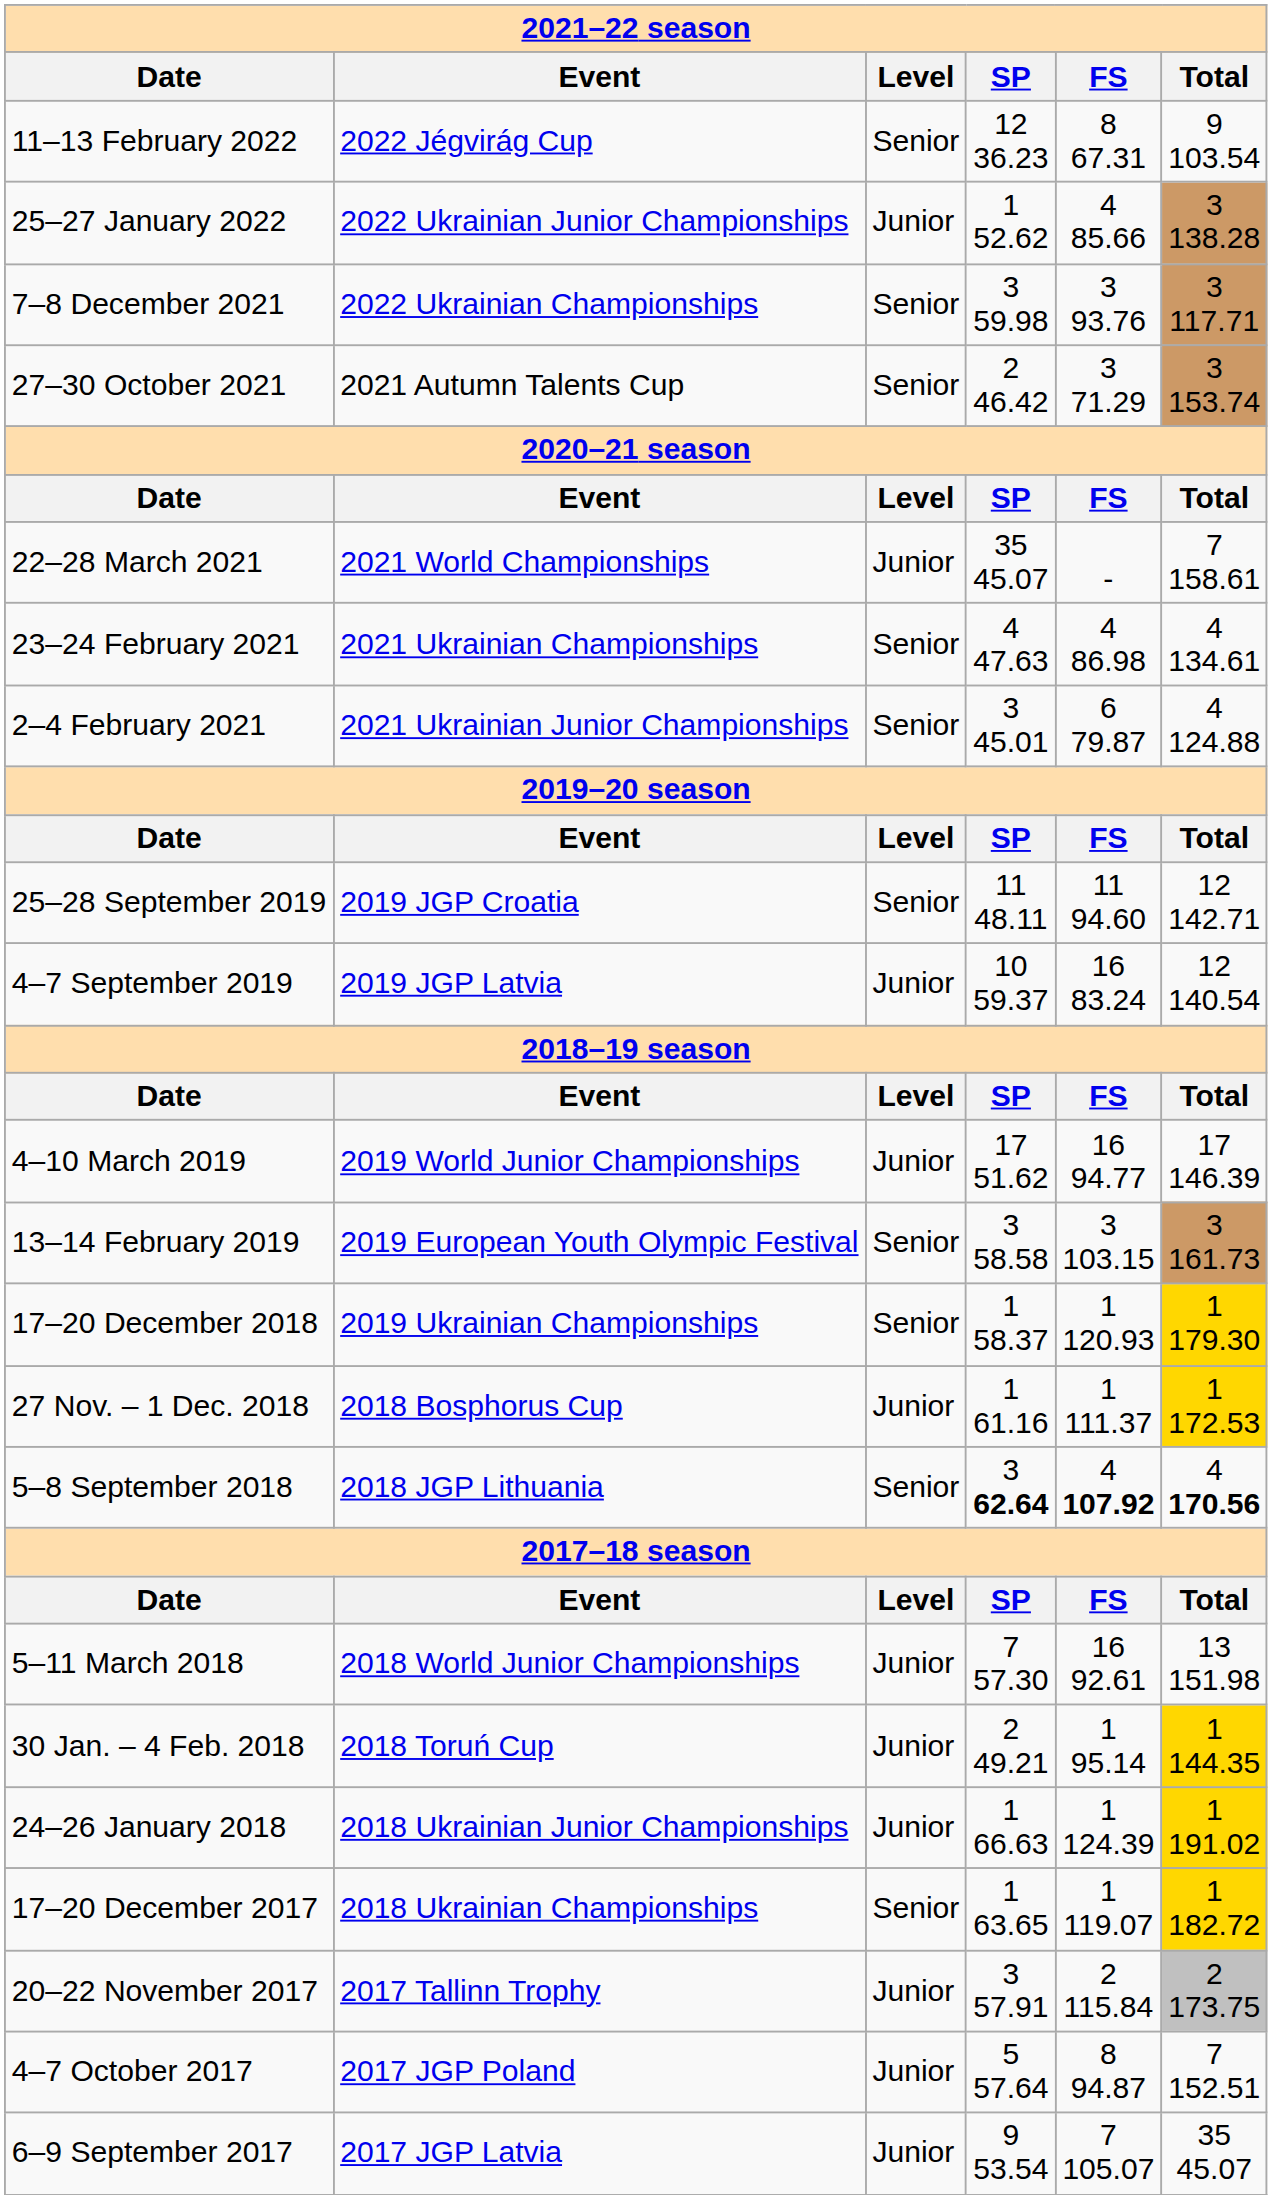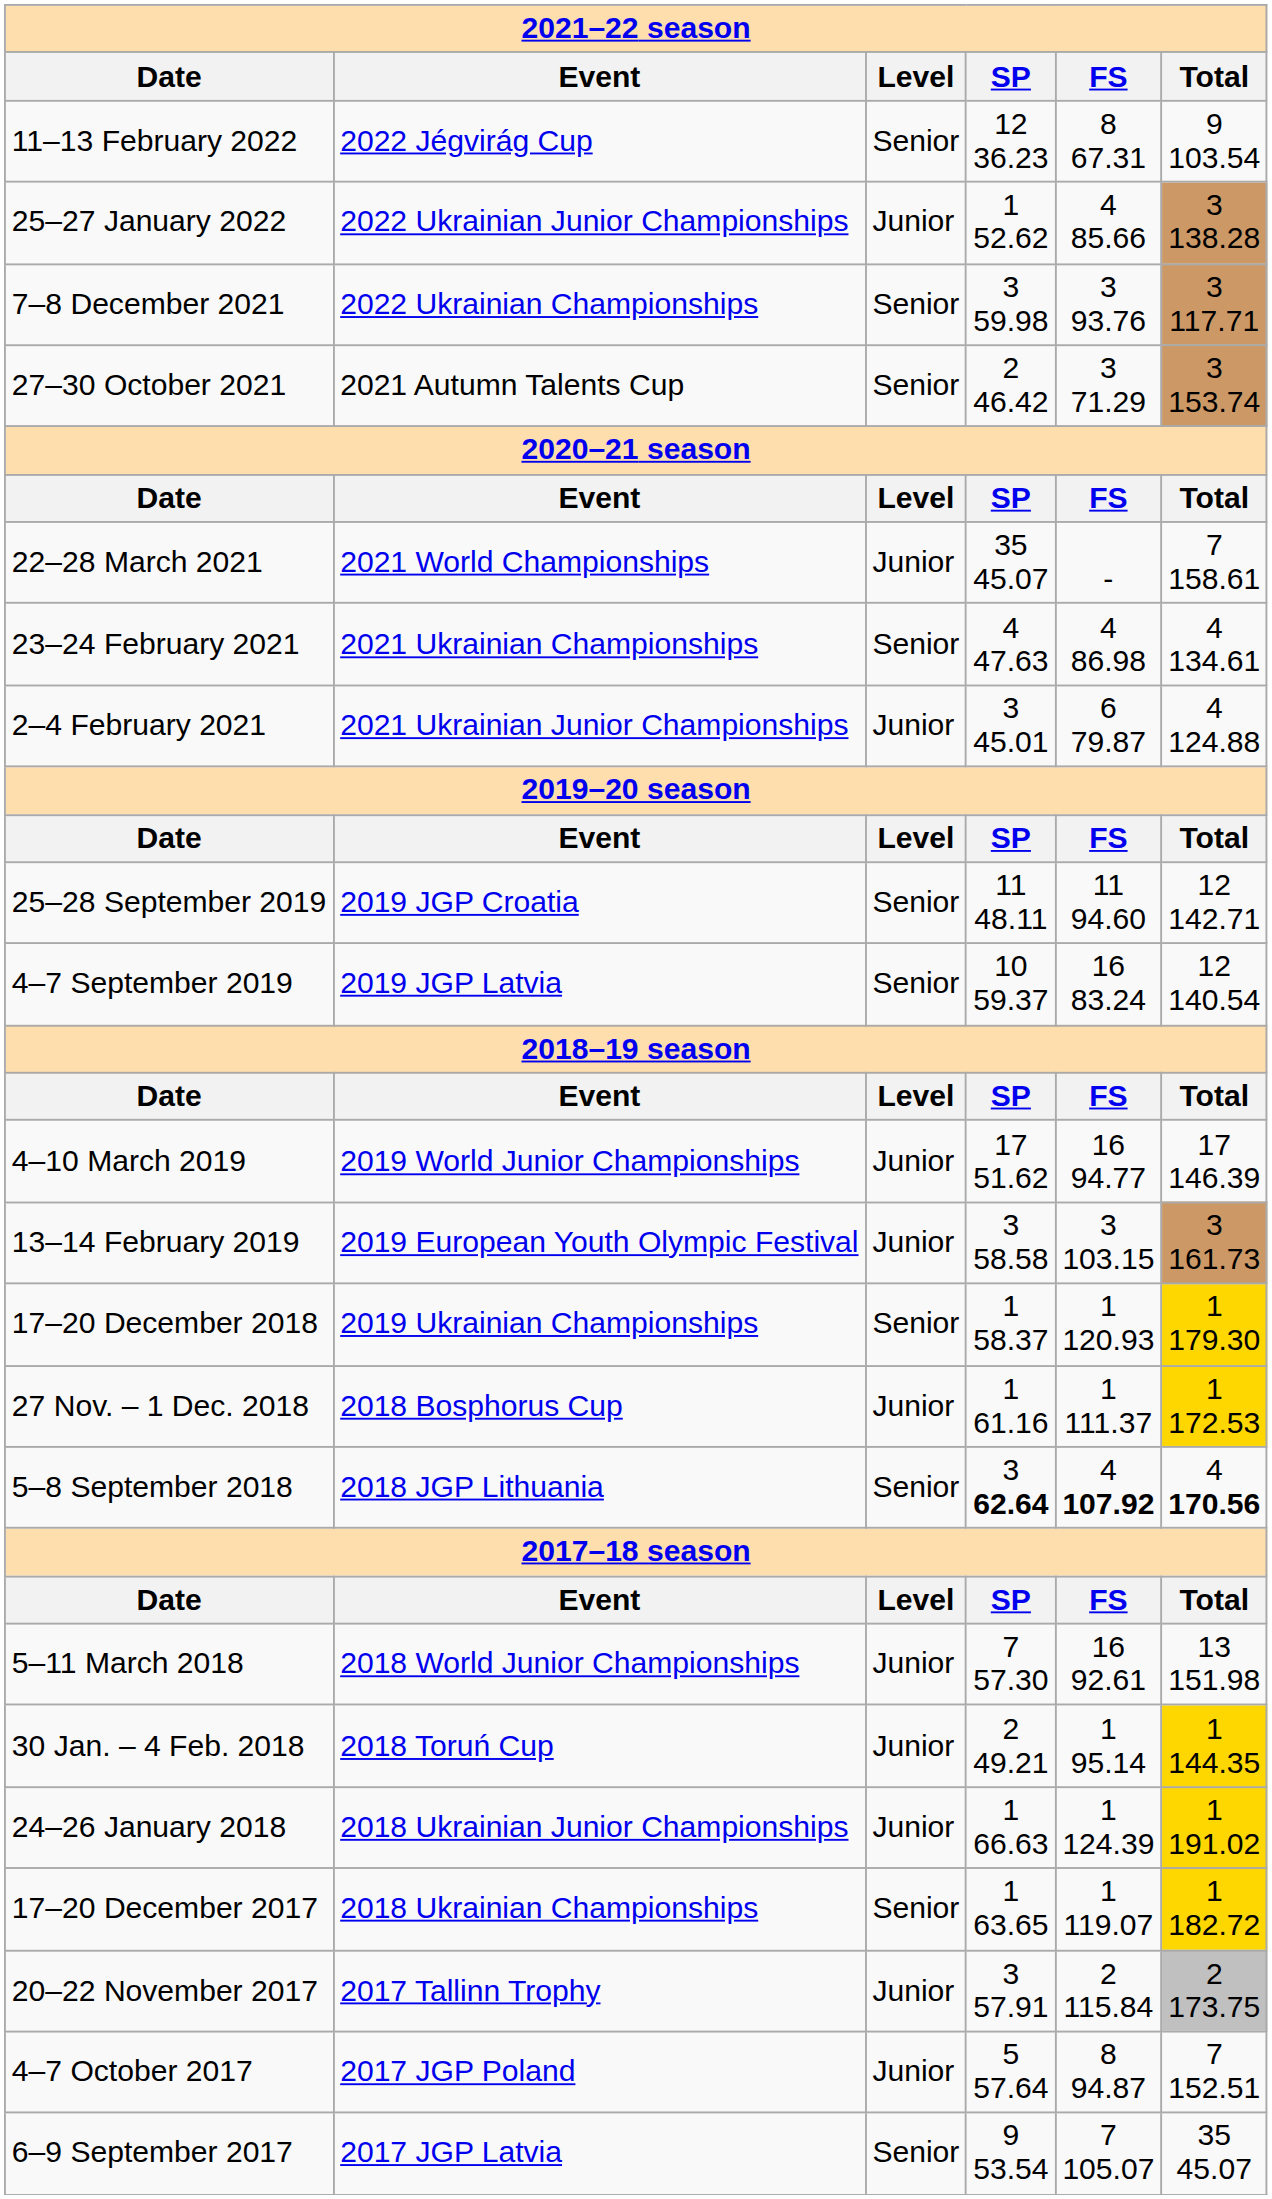(916, 725) Senior -> (913, 725) Junior
(913, 983) Junior -> (916, 983) Senior
(916, 1242) Senior -> (913, 1242) Junior
(913, 2153) Junior -> (916, 2153) Senior
